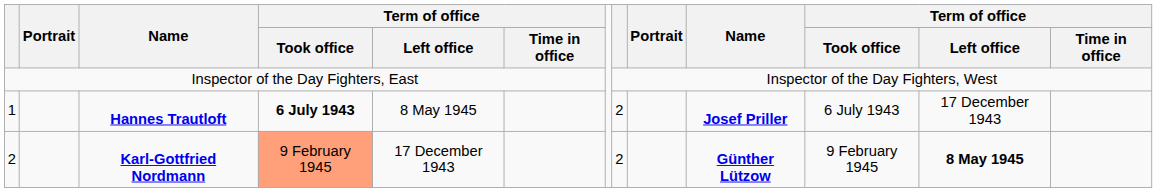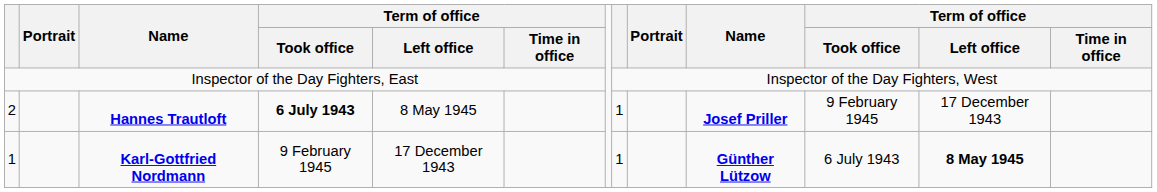(12, 111) 1 -> (12, 111) 2
(619, 111) 2 -> (619, 111) 1
(862, 111) 6 July 1943 -> (862, 111) 9 February 1945
(12, 159) 2 -> (12, 159) 1
(315, 159) lightsalmon background -> (315, 159) no background
(619, 159) 2 -> (619, 159) 1
(862, 159) 9 February 1945 -> (862, 159) 6 July 1943
